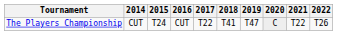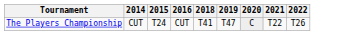- column: (205, 11)
